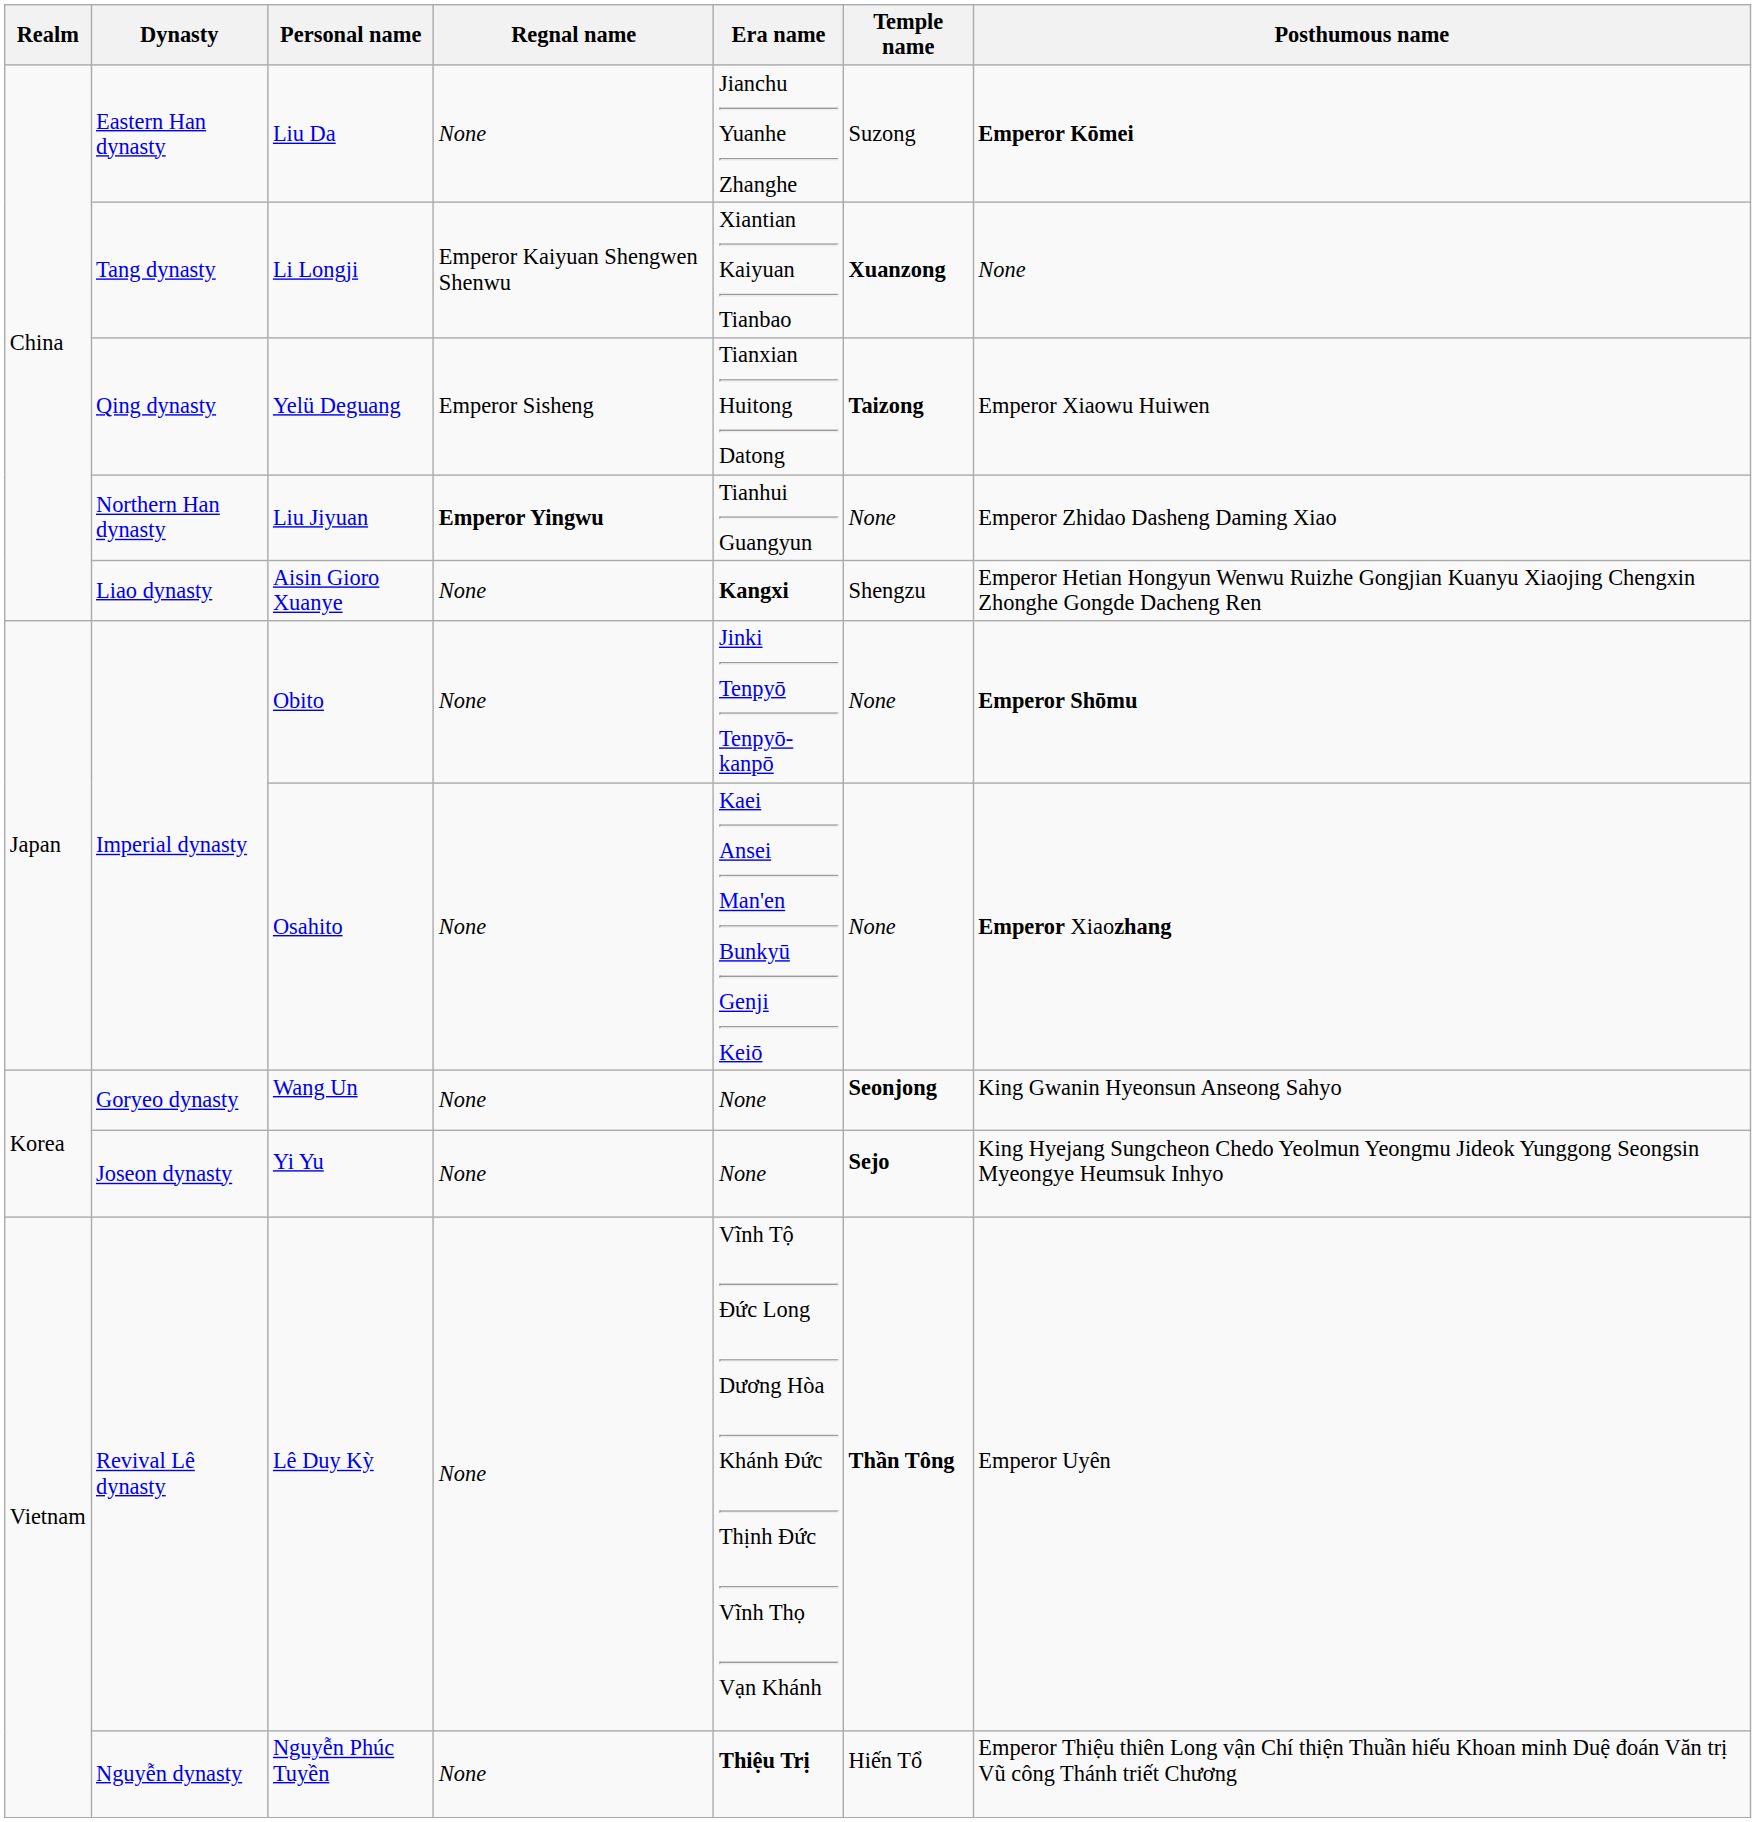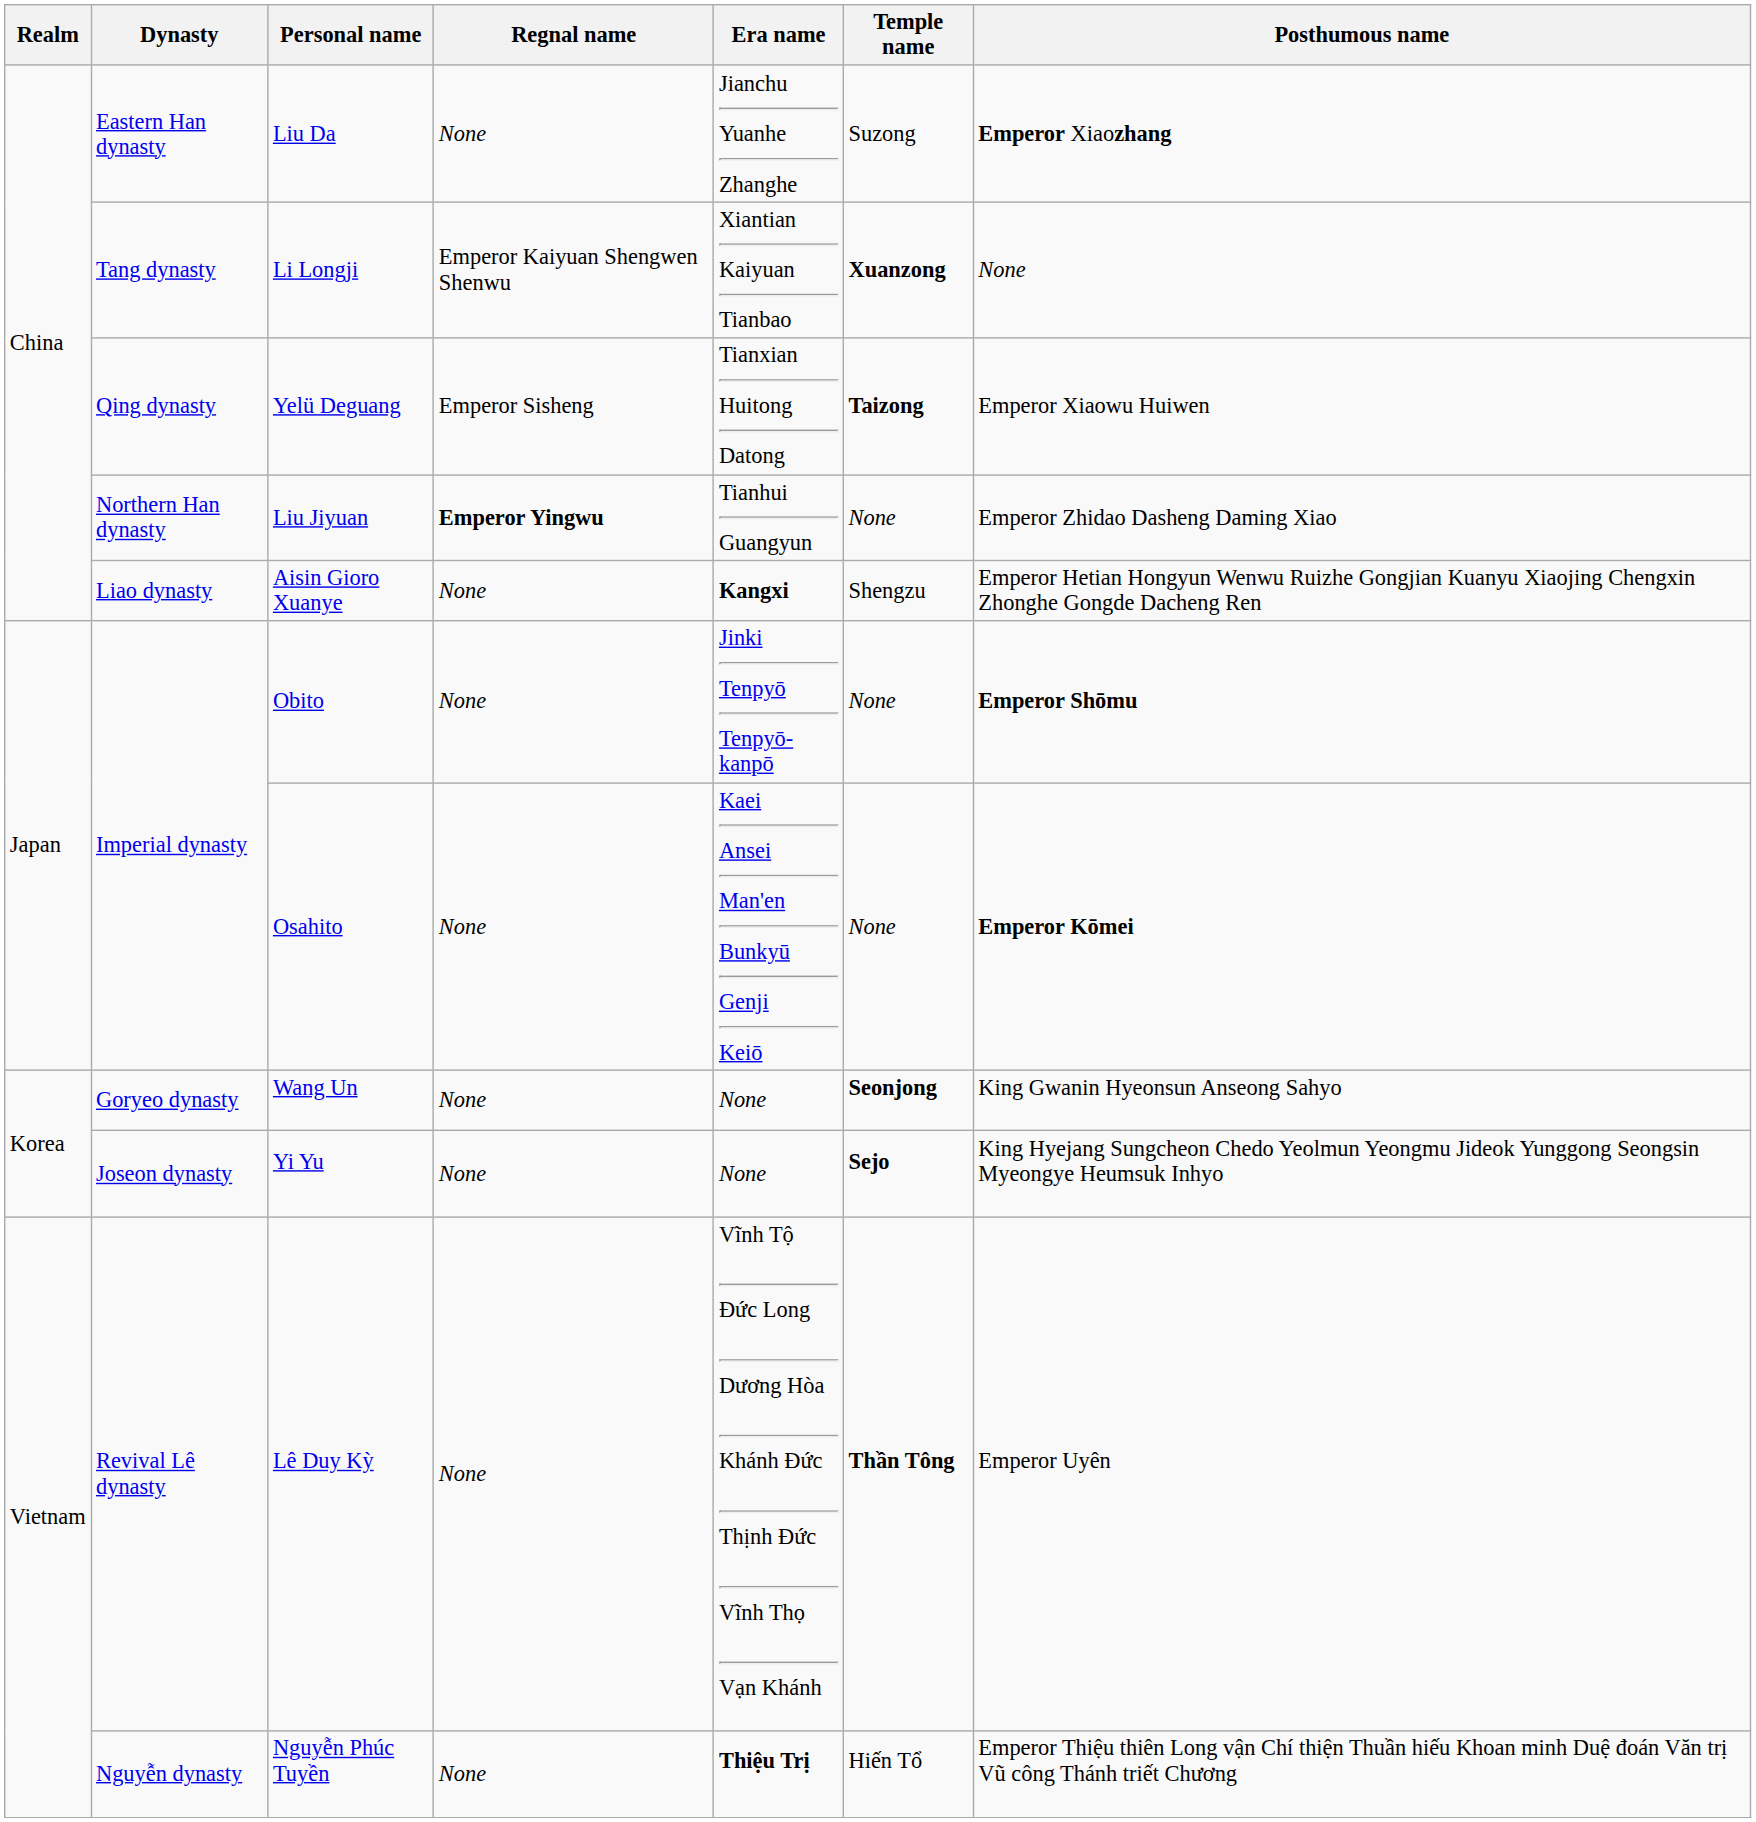(1056, 133) Emperor Kōmei -> (1075, 133) Emperor Xiaozhang
(1075, 926) Emperor Xiaozhang -> (1056, 926) Emperor Kōmei
